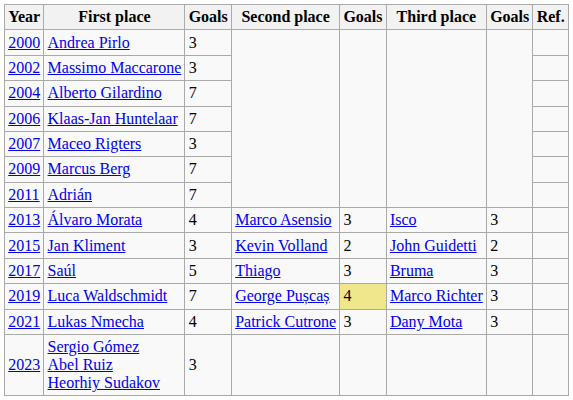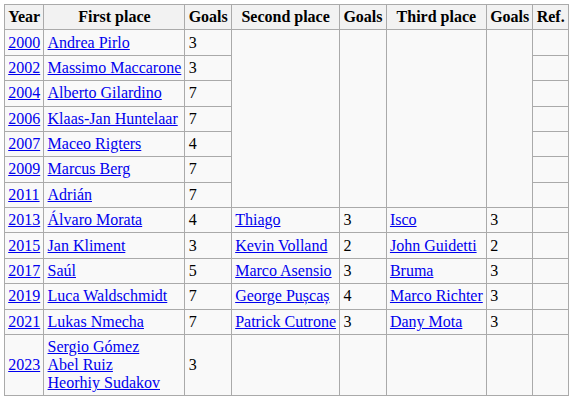(193, 144) 3 -> (193, 144) 4
(283, 220) Marco Asensio -> (258, 220) Thiago
(258, 270) Thiago -> (283, 270) Marco Asensio
(347, 296) khaki background -> (347, 296) no background
(193, 321) 4 -> (193, 321) 7
